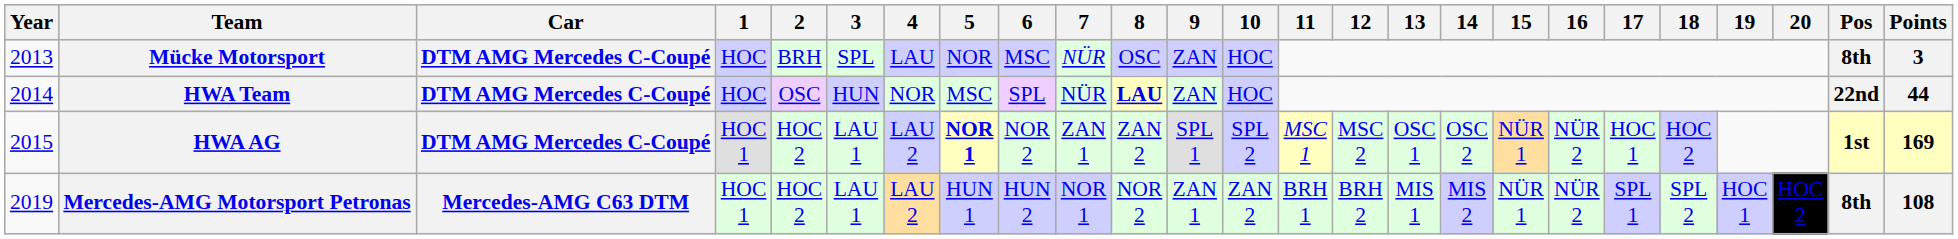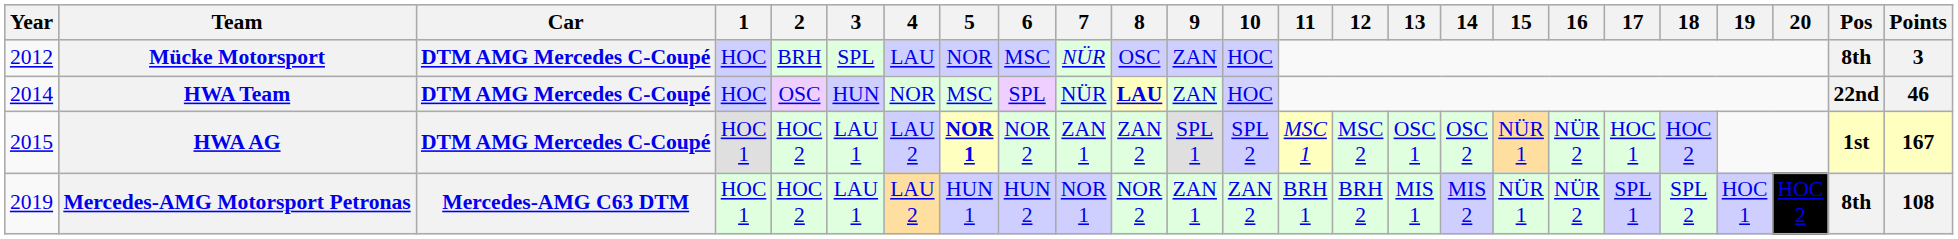(32, 57) 2013 -> (32, 57) 2012
(1918, 93) 44 -> (1918, 93) 46
(1918, 141) 169 -> (1918, 141) 167
